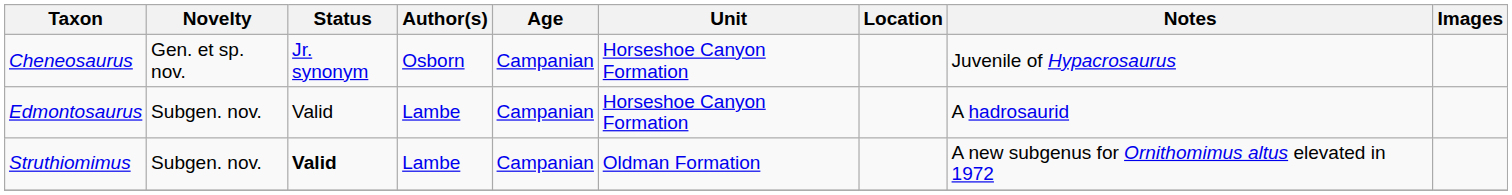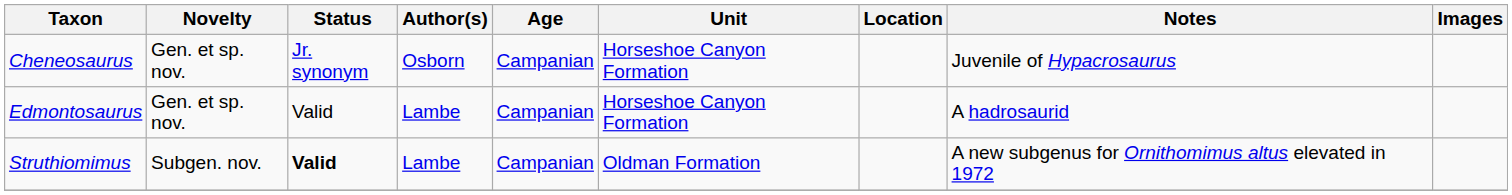(207, 112) Subgen. nov. -> (198, 112) Gen. et sp. nov.
